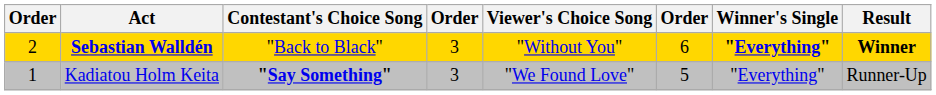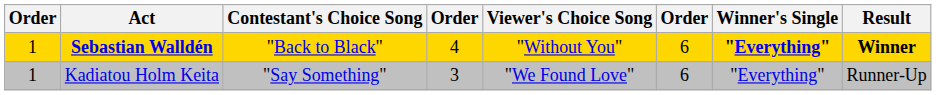(33, 47) 2 -> (33, 47) 1
(455, 47) 3 -> (455, 47) 4
(325, 75) bold -> (325, 75) normal
(684, 75) 5 -> (684, 75) 6
